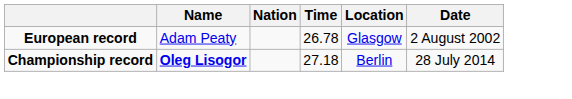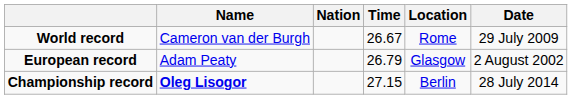+ row: (80, 37)
(321, 37) 26.78 -> (384, 60) 26.79
(321, 60) 27.18 -> (384, 82) 27.15
